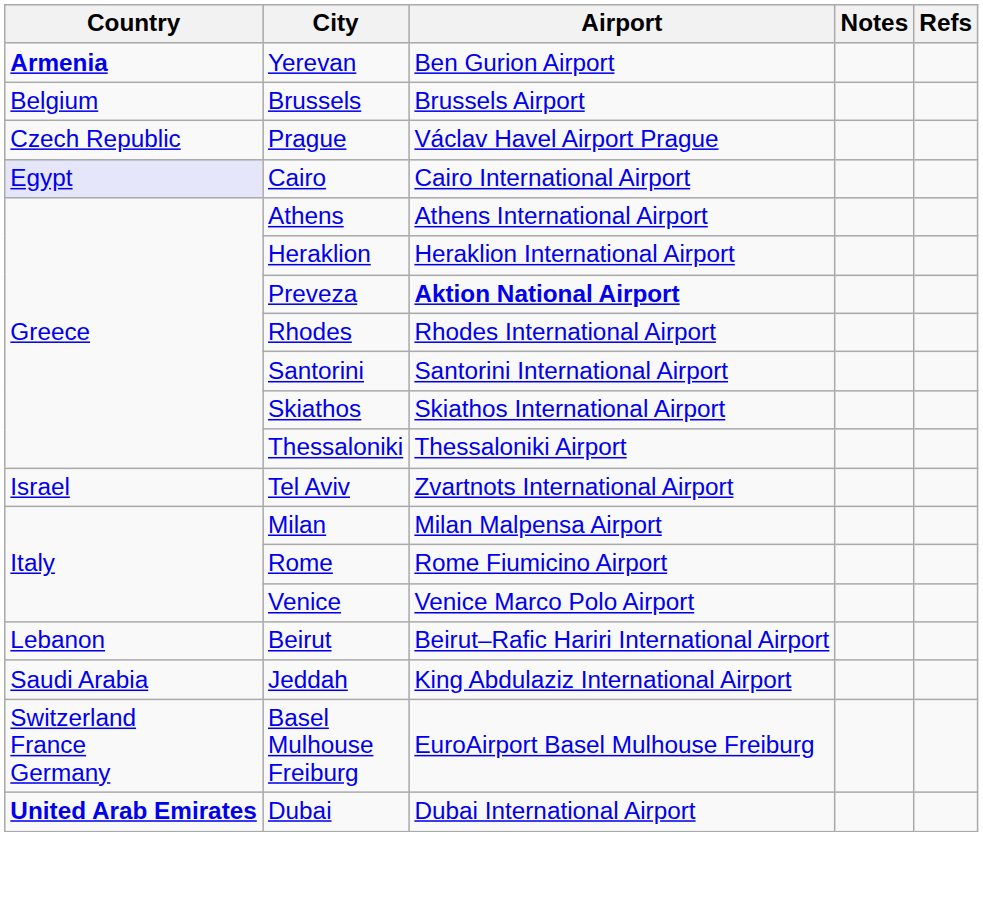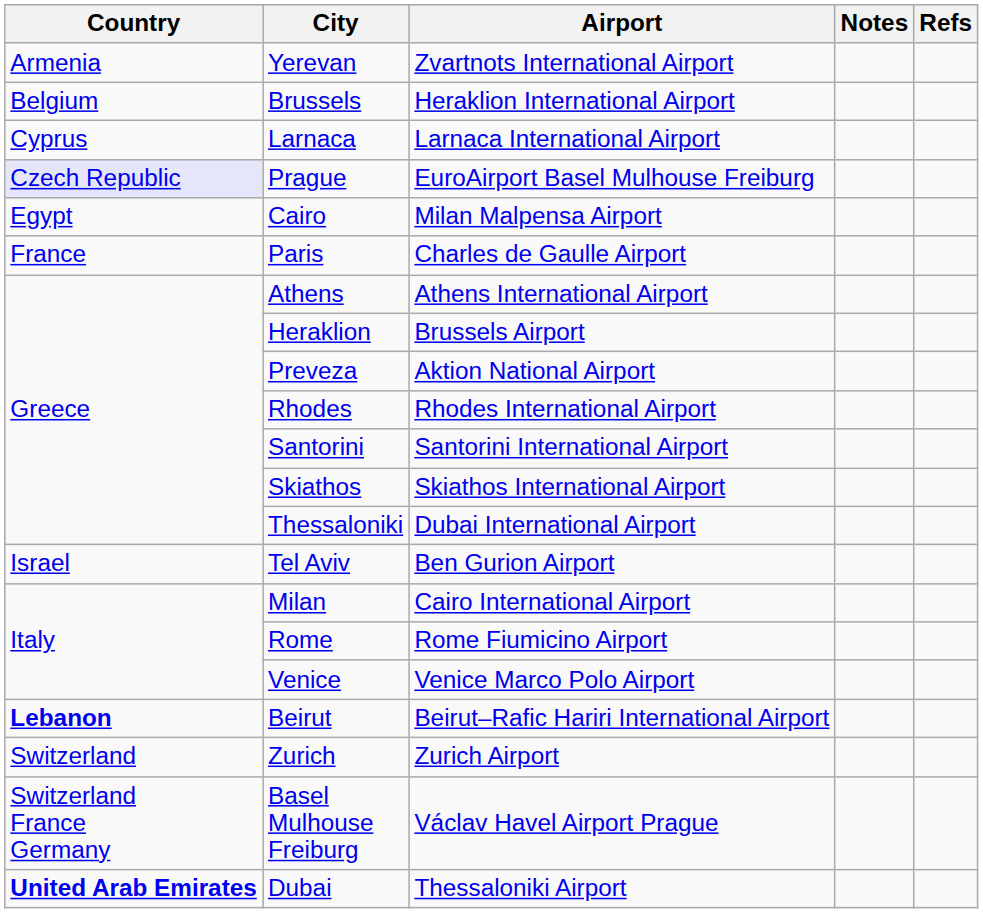(59, 62) bold -> (56, 62) normal
(514, 62) Ben Gurion Airport -> (574, 62) Zvartnots International Airport
(500, 100) Brussels Airport -> (575, 100) Heraklion International Airport
+ row: (312, 139)
(96, 139) no background -> (96, 178) lavender background
(566, 139) Václav Havel Airport Prague -> (614, 178) EuroAirport Basel Mulhouse Freiburg
(41, 178) lavender background -> (41, 216) no background
(552, 178) Cairo International Airport -> (538, 216) Milan Malpensa Airport
+ row: (296, 255)
(575, 255) Heraklion International Airport -> (500, 332) Brussels Airport
(547, 293) bold -> (535, 370) normal
(521, 448) Thessaloniki Airport -> (555, 525) Dubai International Airport
(574, 486) Zvartnots International Airport -> (514, 563) Ben Gurion Airport
(538, 525) Milan Malpensa Airport -> (552, 602) Cairo International Airport
(58, 640) normal -> (61, 718) bold
- row: (308, 679)
+ row: (302, 756)
(614, 745) EuroAirport Basel Mulhouse Freiburg -> (566, 822) Václav Havel Airport Prague
(555, 811) Dubai International Airport -> (521, 888) Thessaloniki Airport
